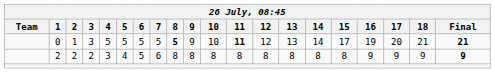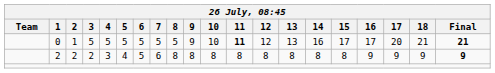(91, 41) 3 -> (91, 41) 5
(175, 41) bold -> (175, 41) normal
(318, 41) 14 -> (318, 41) 16
(370, 41) 19 -> (370, 41) 17
